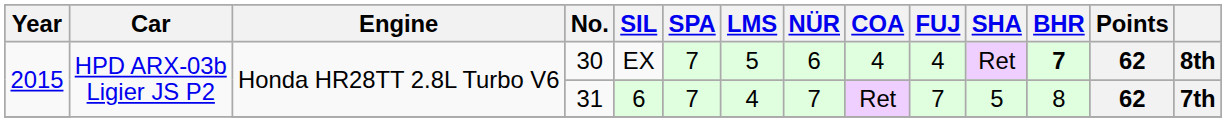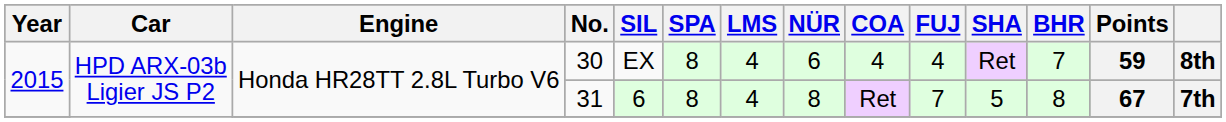(692, 61) 7 -> (692, 61) 8
(752, 61) 5 -> (752, 61) 4
(1059, 61) bold -> (1059, 61) normal
(1132, 61) 62 -> (1132, 61) 59
(692, 98) 7 -> (692, 98) 8
(814, 98) 7 -> (814, 98) 8
(1132, 98) 62 -> (1132, 98) 67
